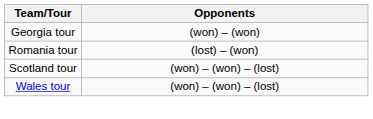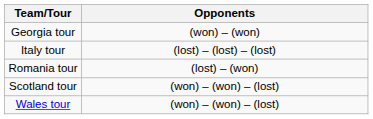+ row: (43, 50)
